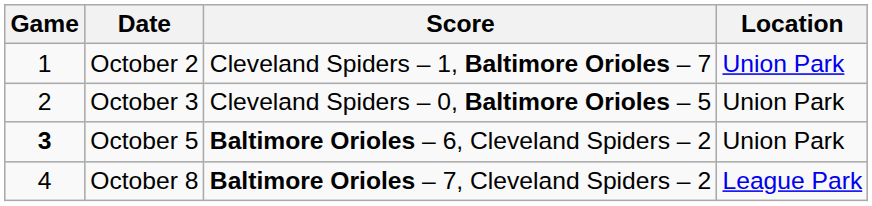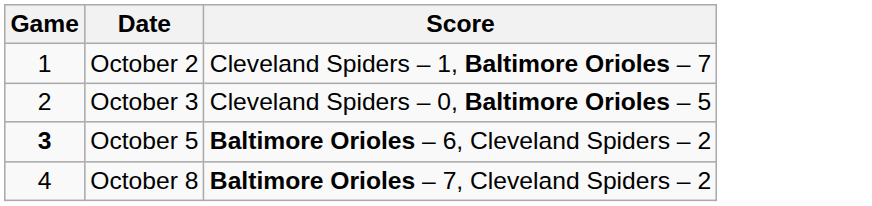- column: (792, 24)
